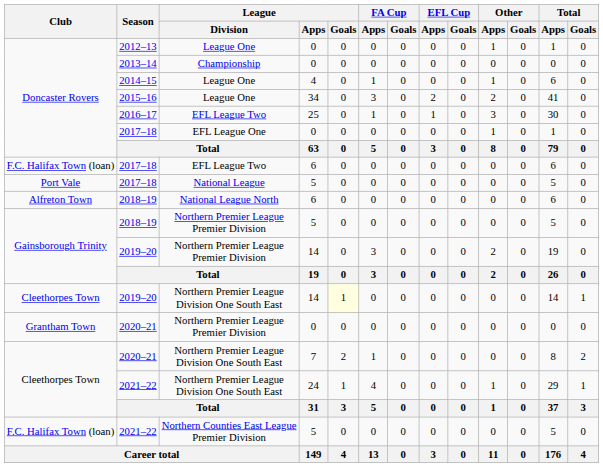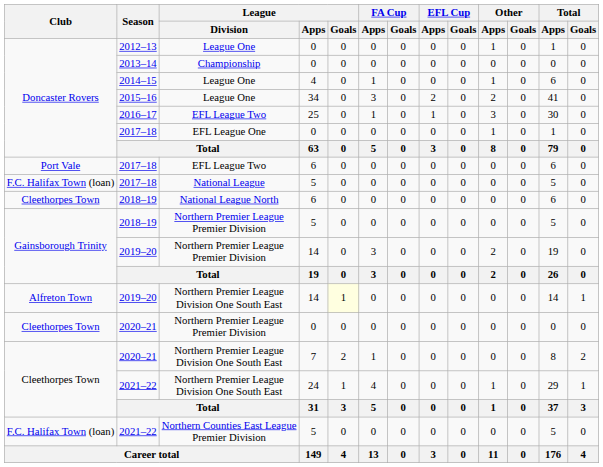(61, 166) F.C. Halifax Town (loan) -> (61, 166) Port Vale
(61, 183) Port Vale -> (61, 183) F.C. Halifax Town (loan)
(61, 200) Alfreton Town -> (61, 200) Cleethorpes Town
(61, 298) Cleethorpes Town -> (61, 298) Alfreton Town
(61, 327) Grantham Town -> (61, 327) Cleethorpes Town
